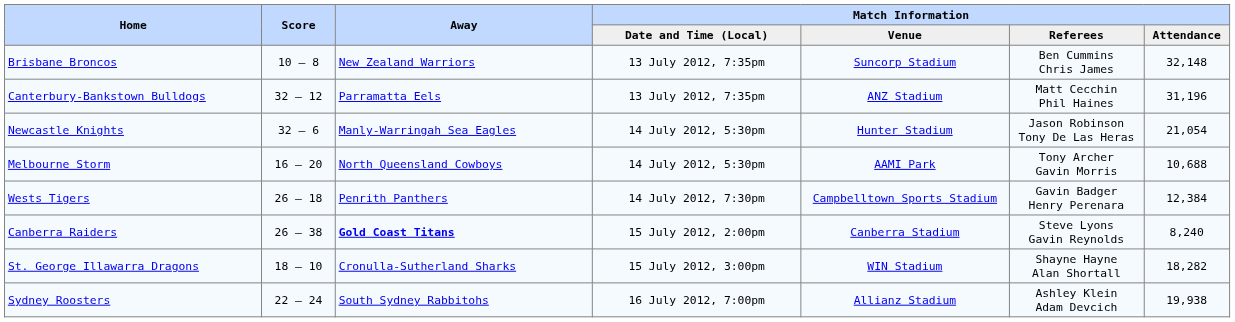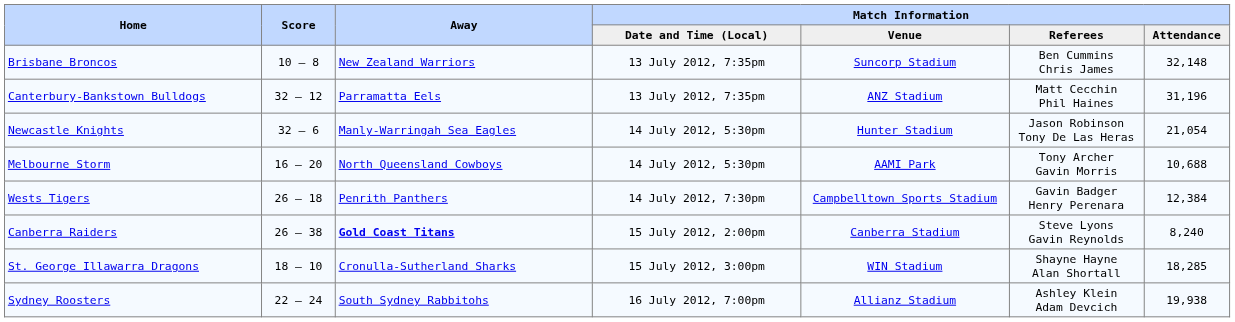(1187, 266) 18,282 -> (1187, 266) 18,285
